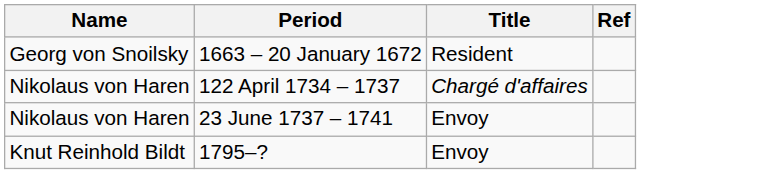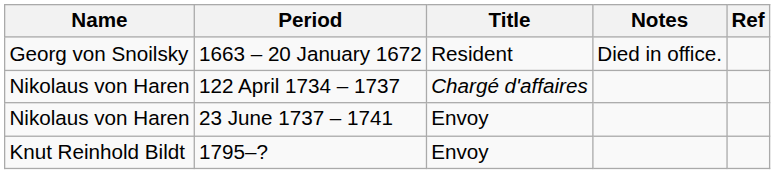+ column: (660, 20)
